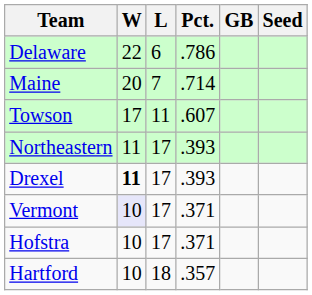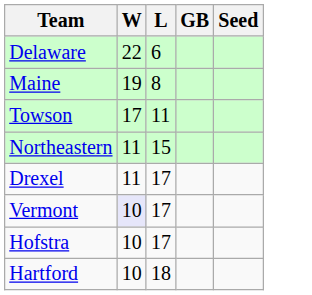- column: (198, 20)
(132, 83) 20 -> (132, 83) 19
(156, 83) 7 -> (156, 83) 8
(161, 147) 17 -> (161, 147) 15
(131, 178) bold -> (131, 178) normal
